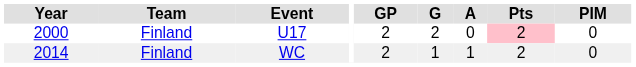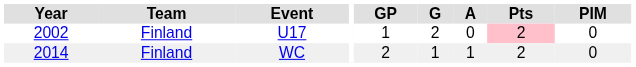(51, 33) 2000 -> (51, 33) 2002
(386, 33) 2 -> (386, 33) 1
